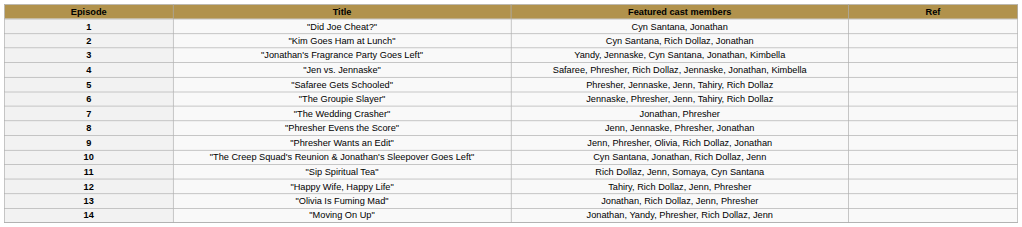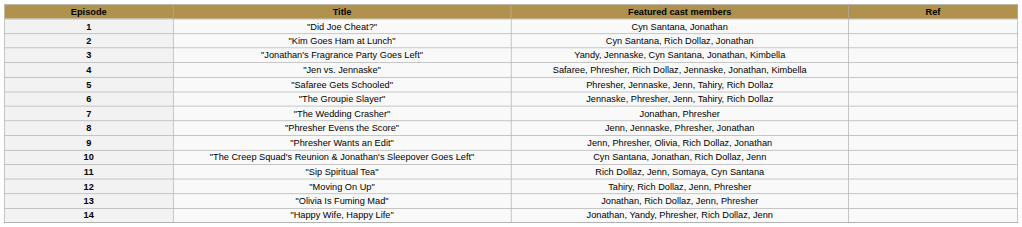(342, 187) "Happy Wife, Happy Life" -> (342, 187) "Moving On Up"
(342, 216) "Moving On Up" -> (342, 216) "Happy Wife, Happy Life"
